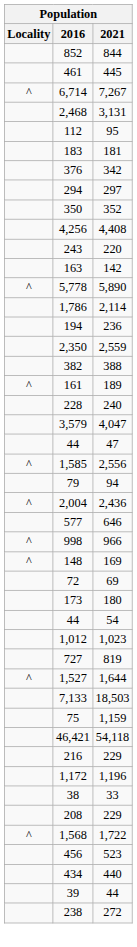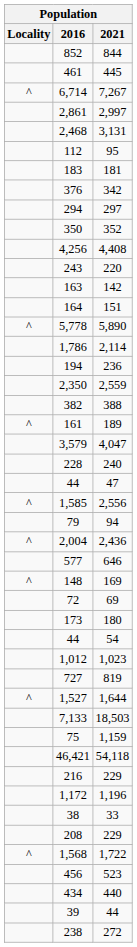+ row: (73, 111)
+ row: (73, 307)
rows swapped: (73, 405) <-> (73, 424)
- row: (73, 541)
